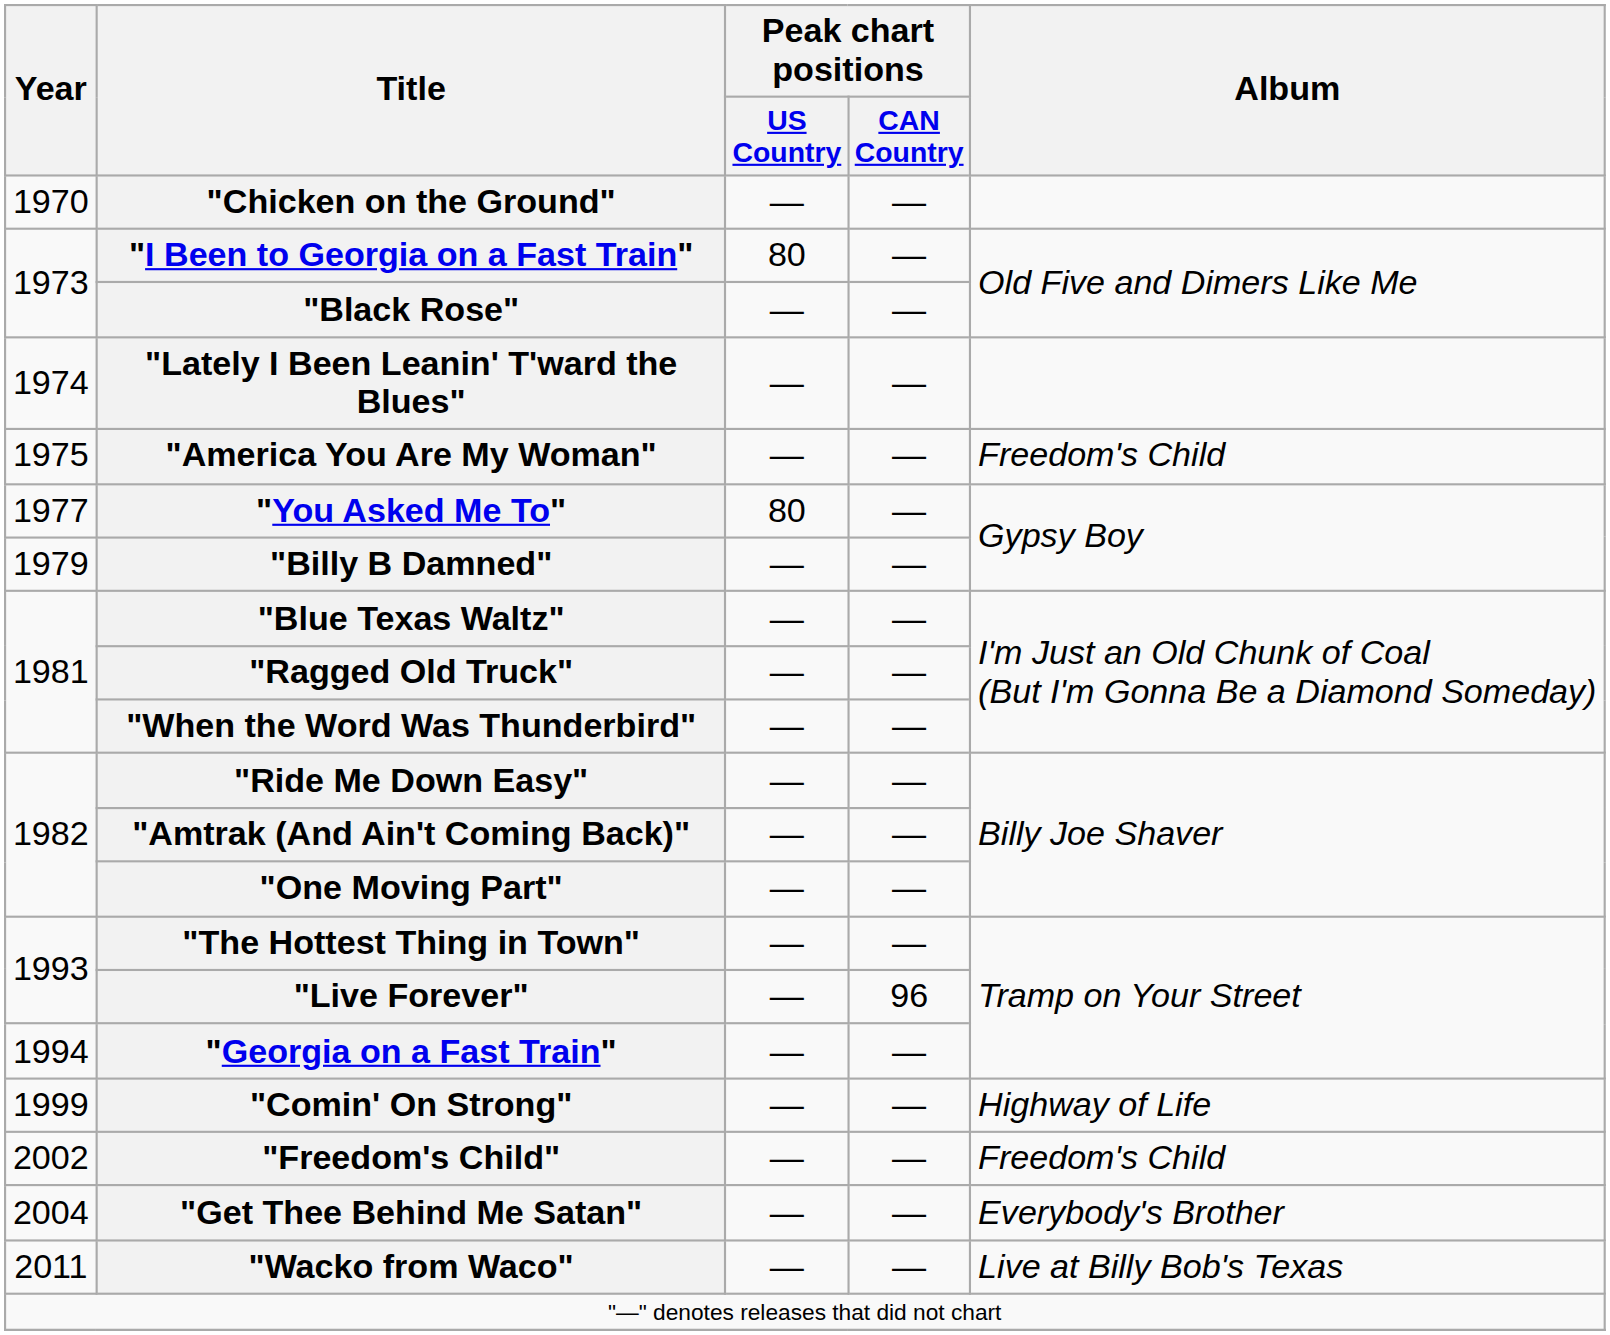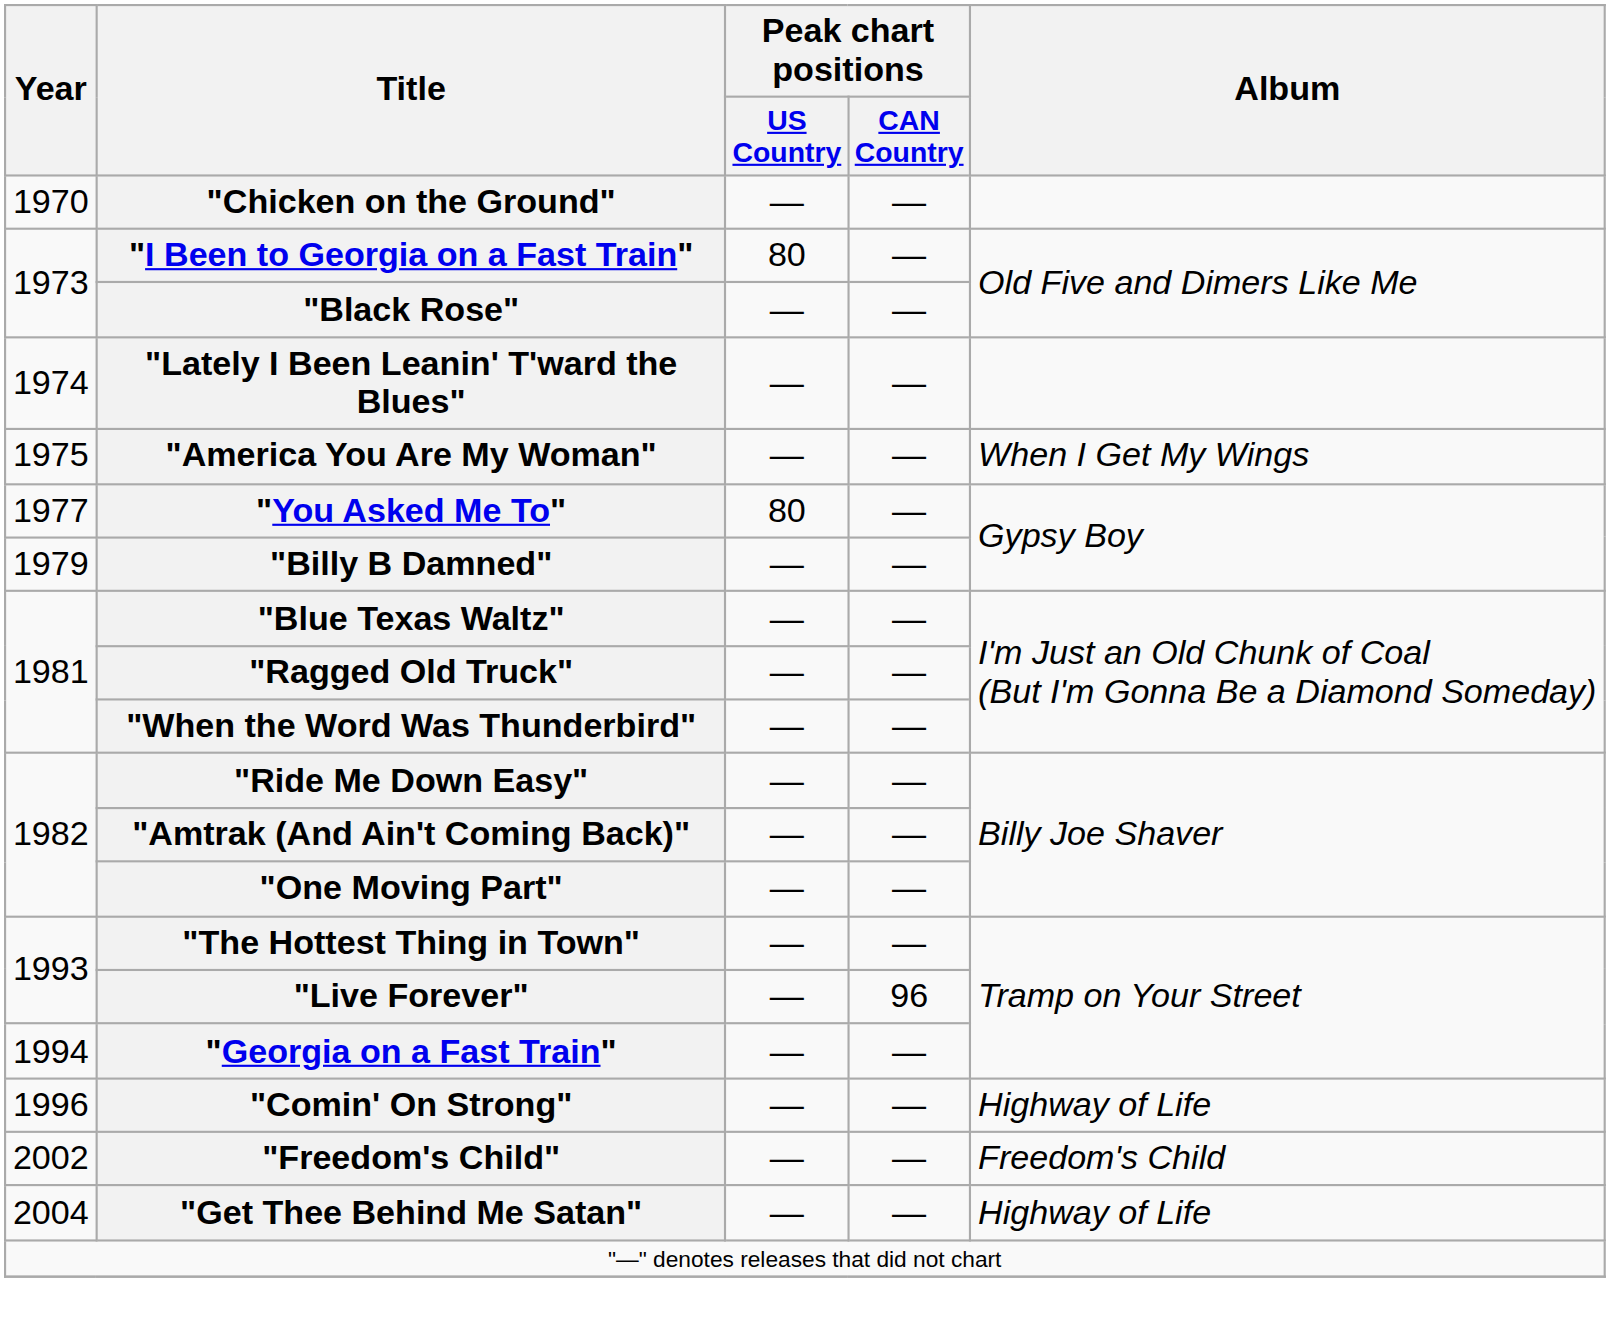(1102, 455) Freedom's Child -> (1144, 455) When I Get My Wings
(51, 1104) 1999 -> (51, 1104) 1996
(1131, 1212) Everybody's Brother -> (1095, 1212) Highway of Life
- row: (411, 1266)
